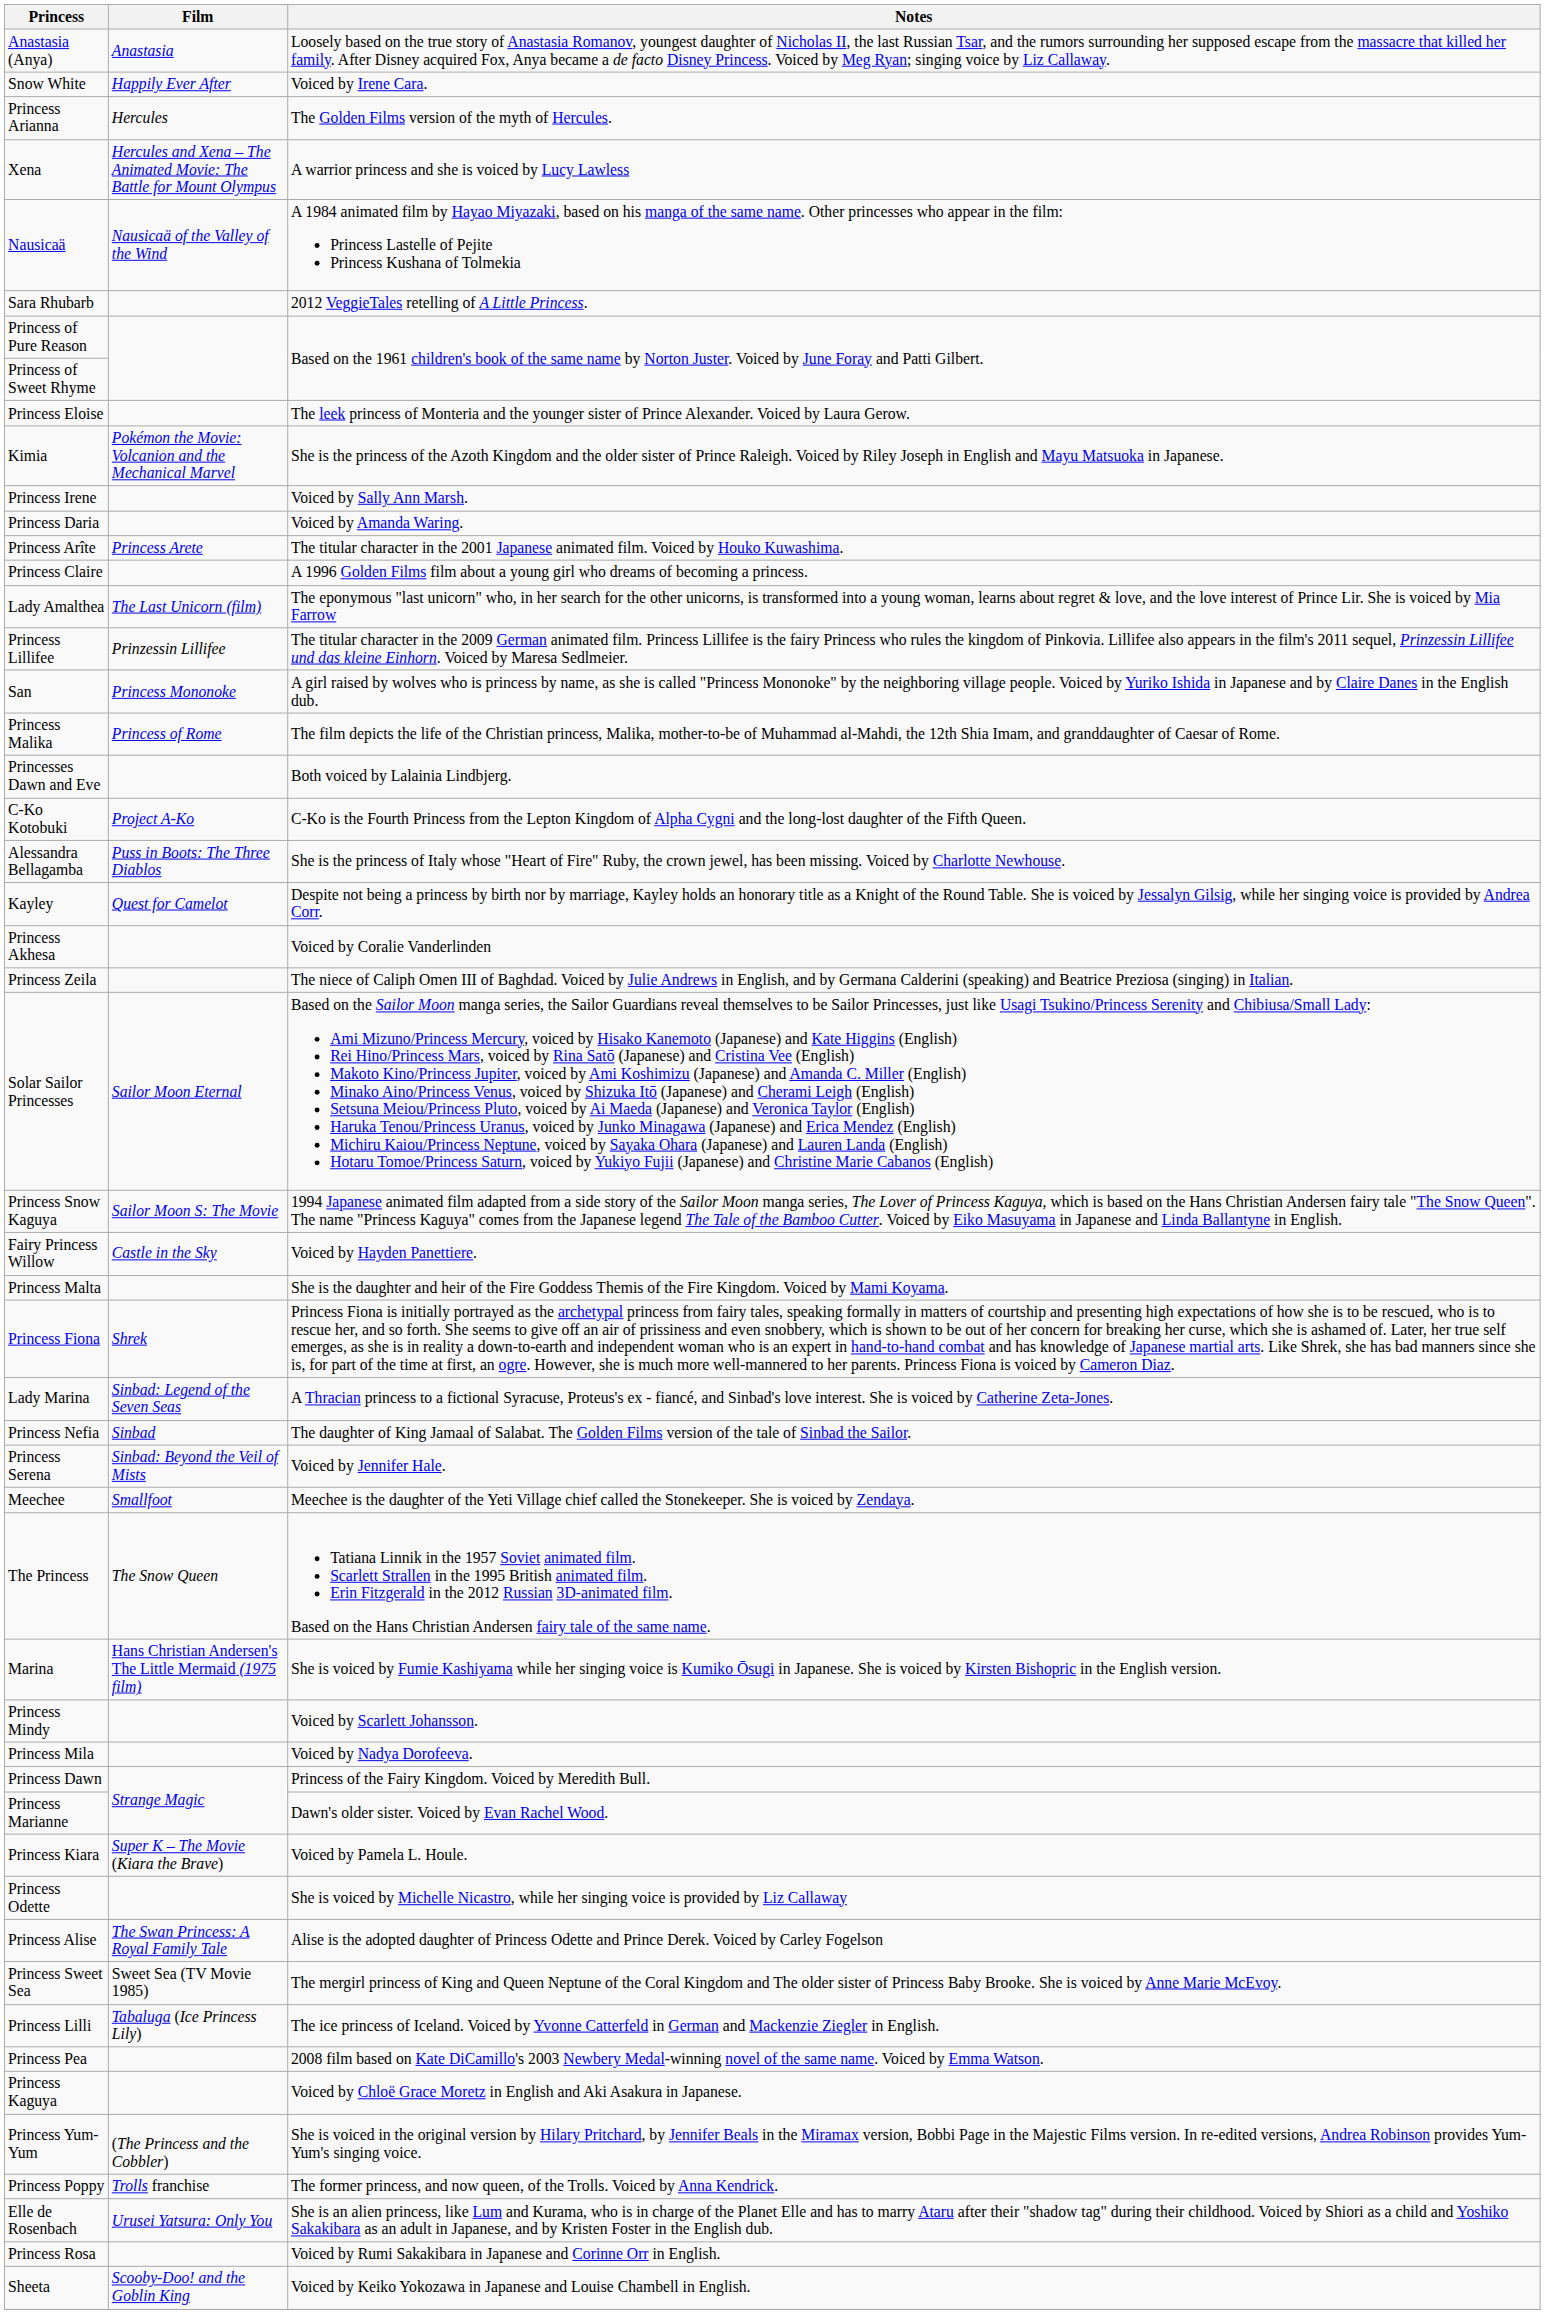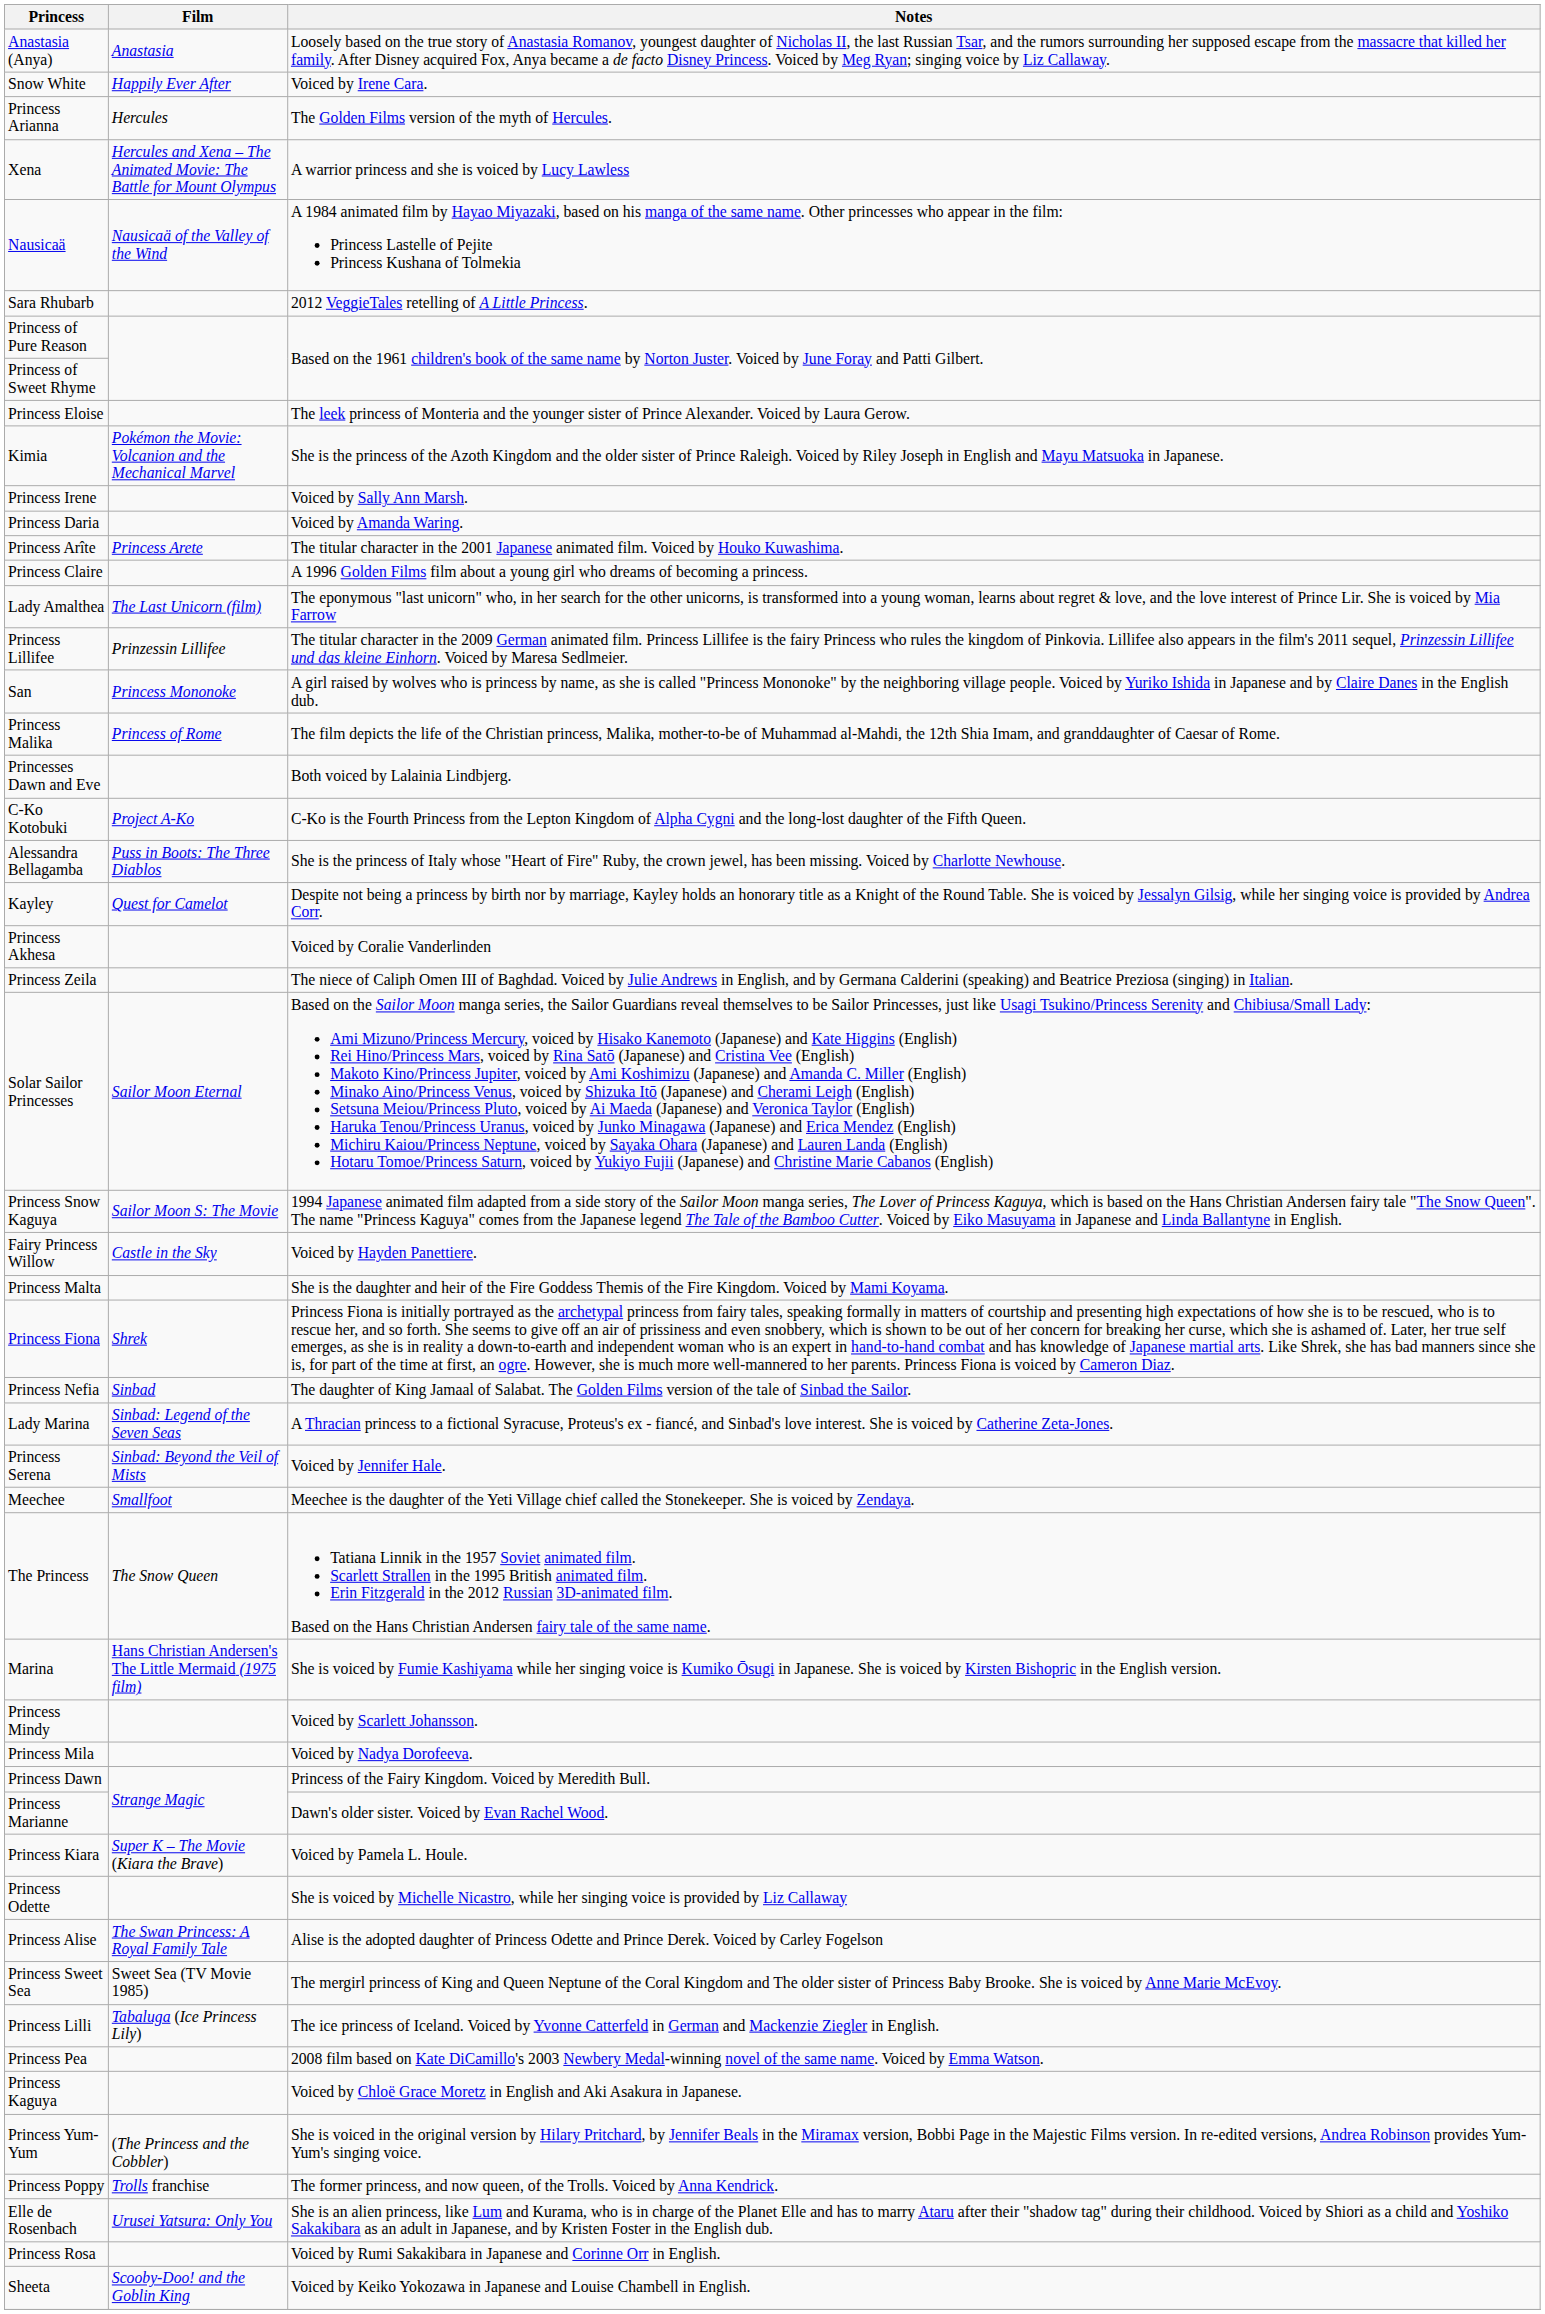rows swapped: (49, 1398) <-> (54, 1432)
